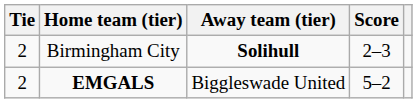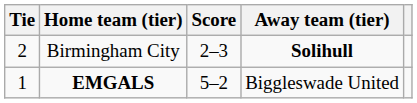columns swapped: (377, 19) <-> (268, 19)
(22, 82) 2 -> (22, 82) 1
